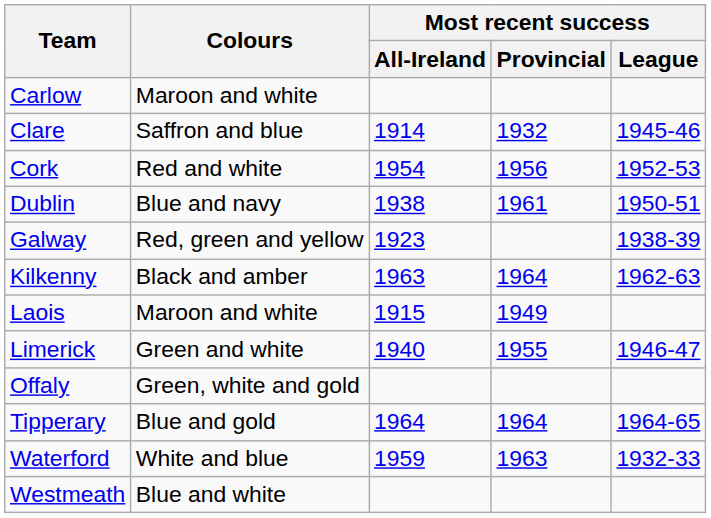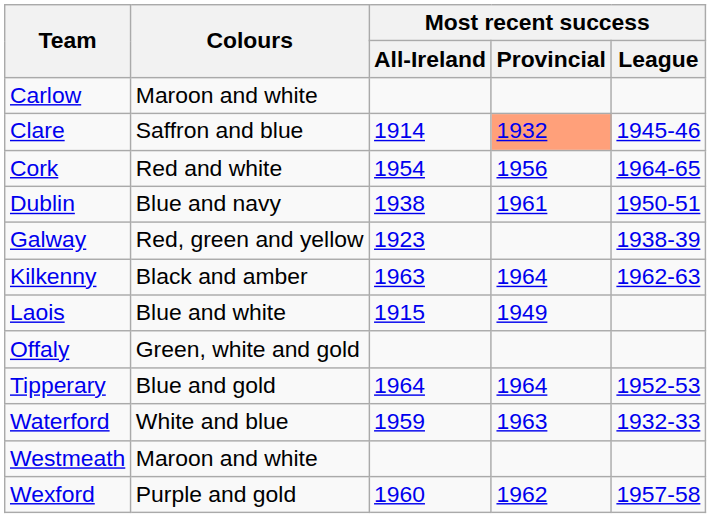(522, 131) no background -> (522, 131) lightsalmon background
(658, 167) 1952-53 -> (658, 167) 1964-65
(227, 312) Maroon and white -> (211, 312) Blue and white
- row: (53, 349)
(658, 421) 1964-65 -> (658, 385) 1952-53
(211, 494) Blue and white -> (227, 458) Maroon and white
+ row: (52, 494)
